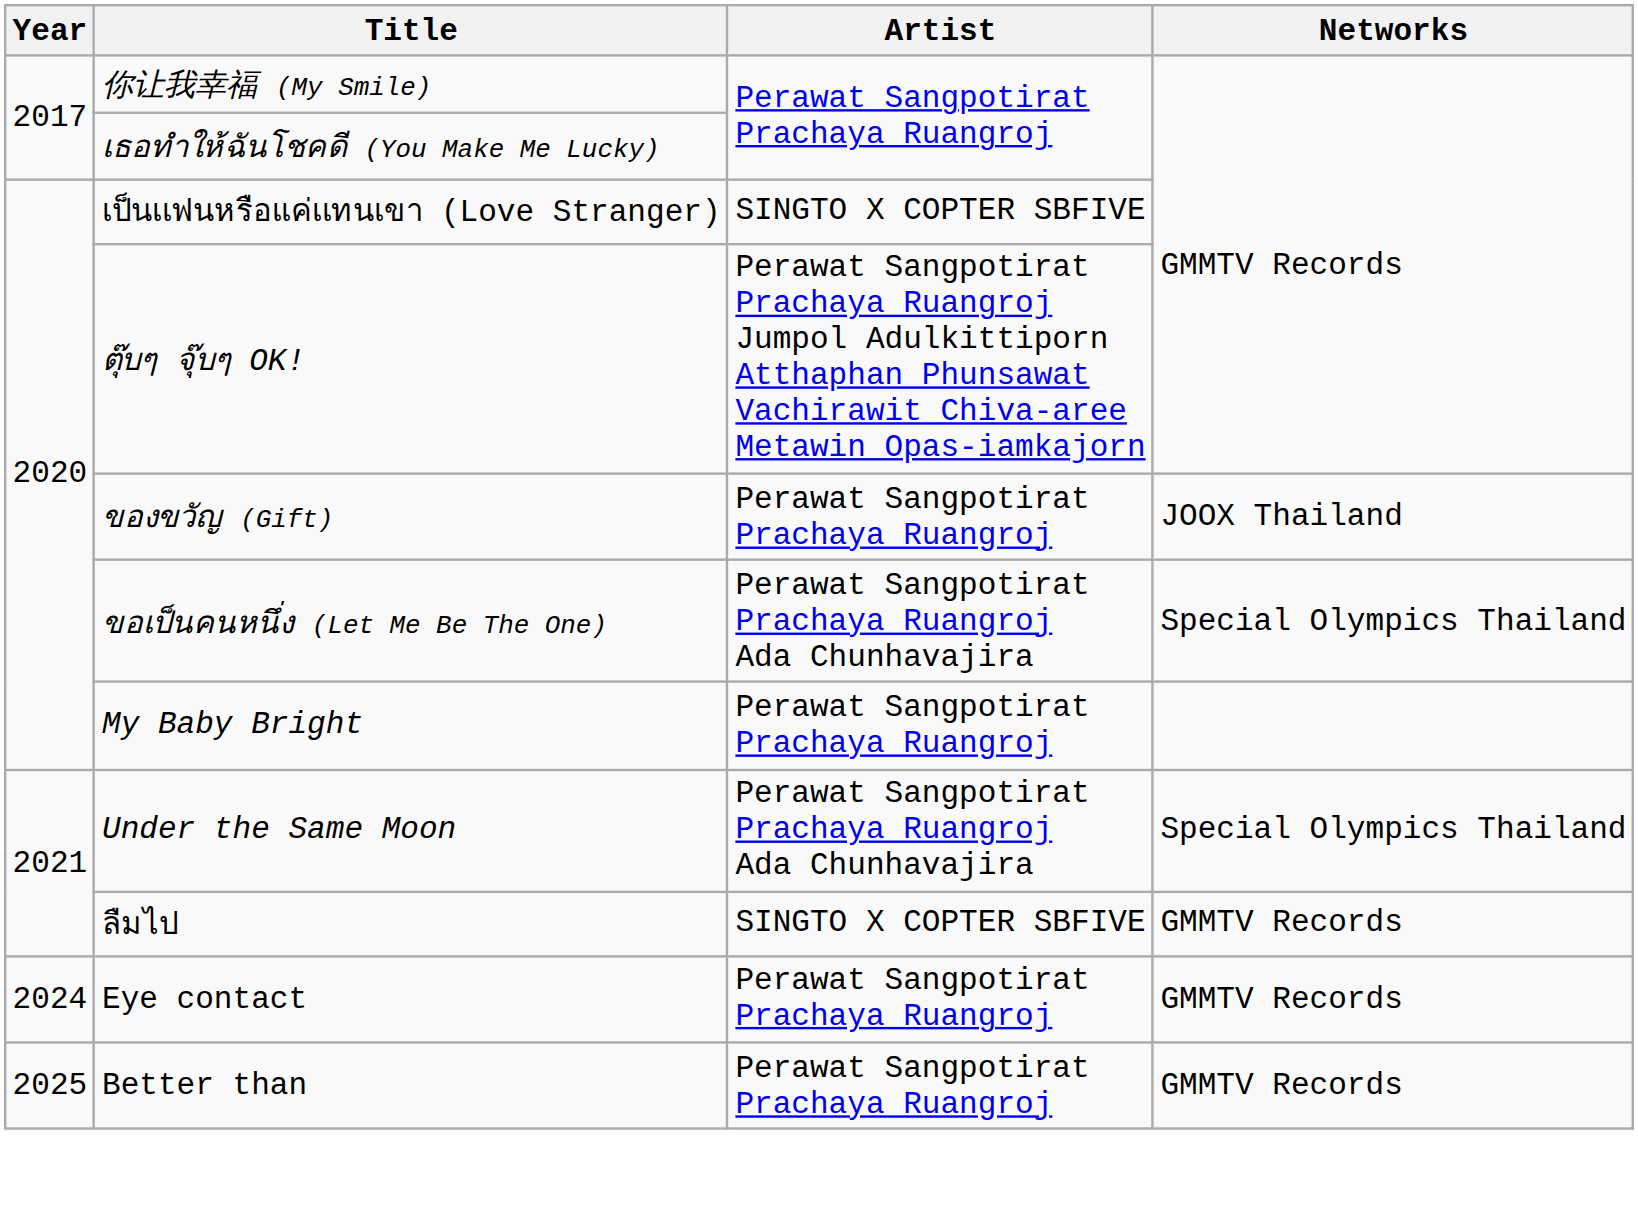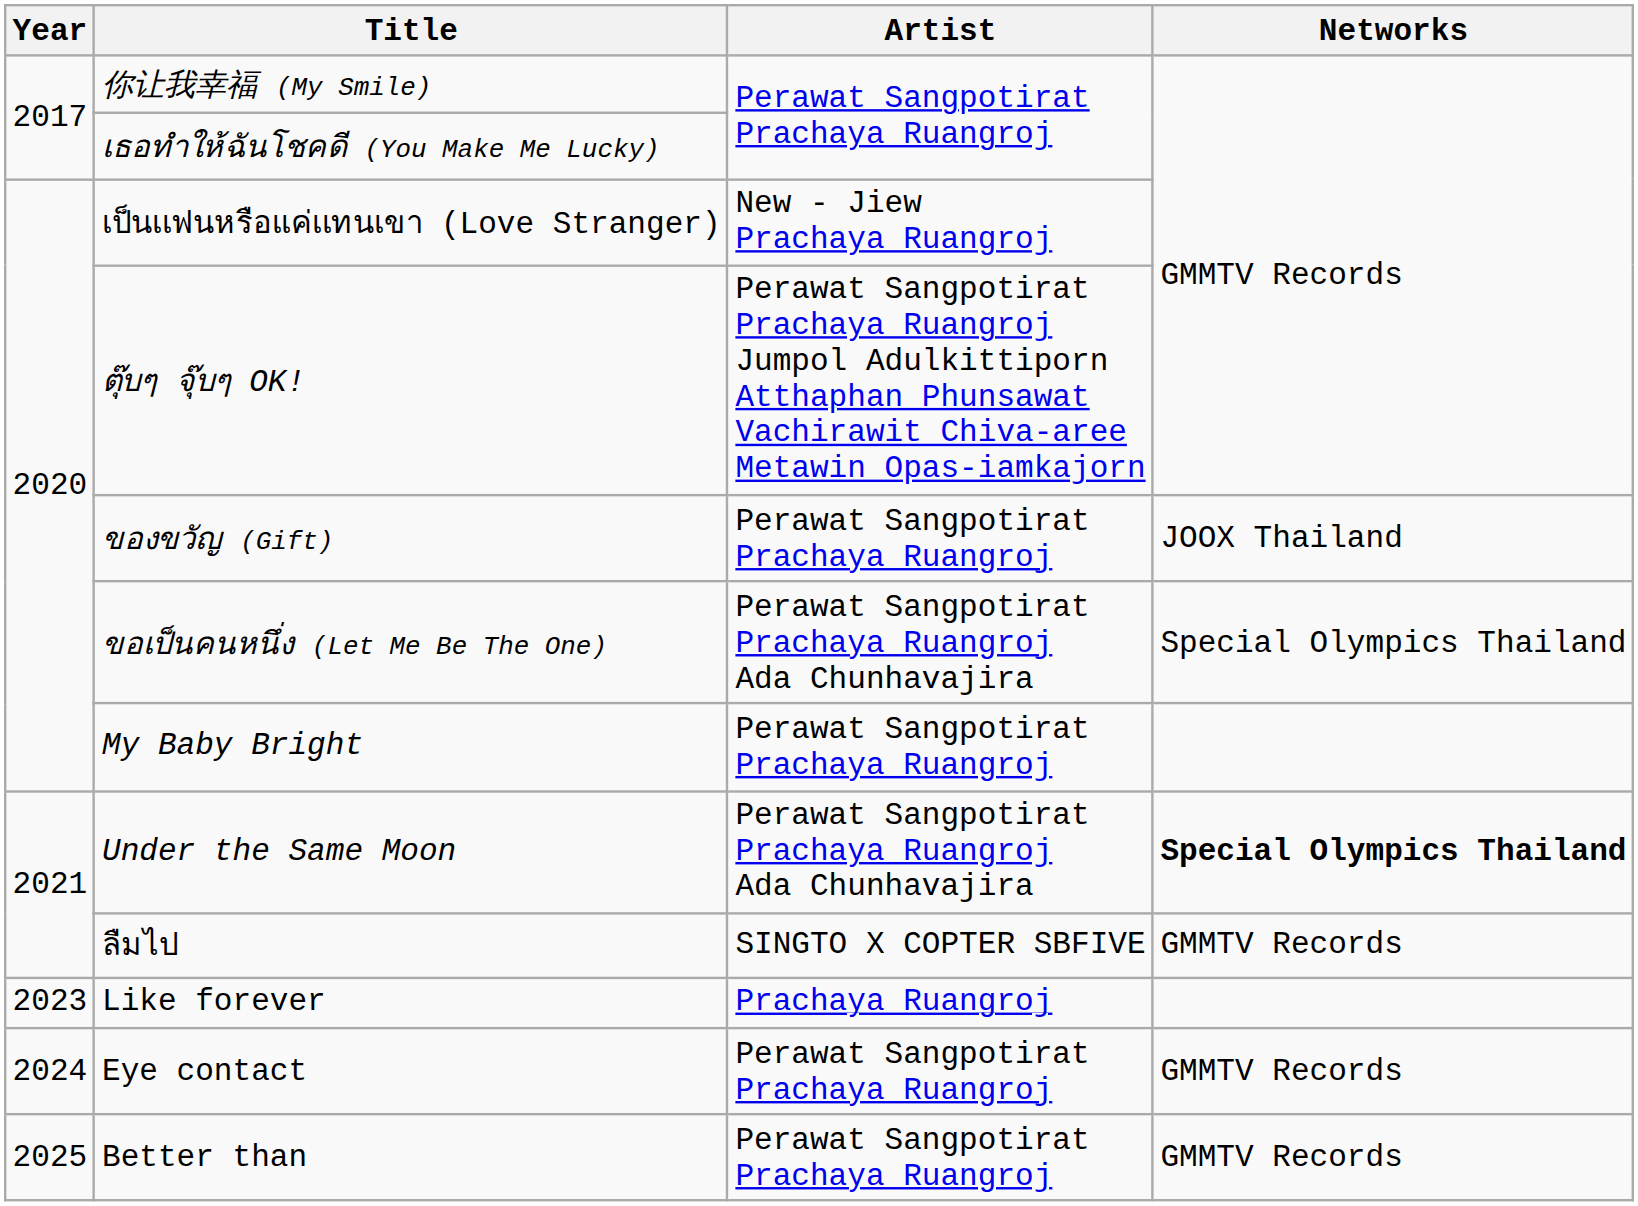(940, 211) SINGTO X COPTER SBFIVE -> (894, 222) New - Jiew Prachaya Ruangroj
(1393, 830) normal -> (1393, 851) bold
+ row: (214, 1003)
